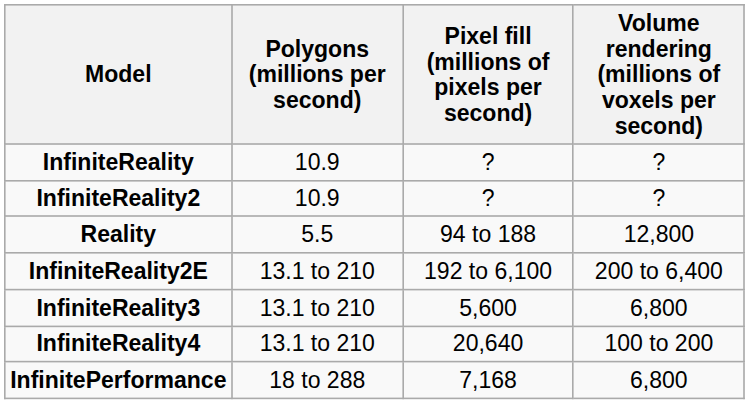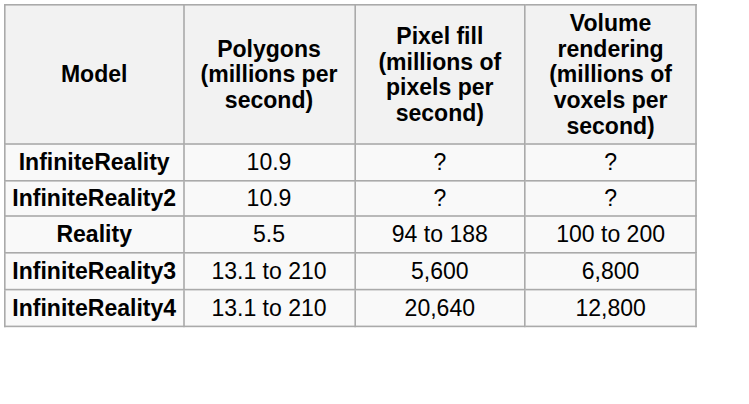(659, 235) 12,800 -> (611, 235) 100 to 200
- row: (118, 271)
(659, 344) 100 to 200 -> (611, 308) 12,800
- row: (118, 381)
